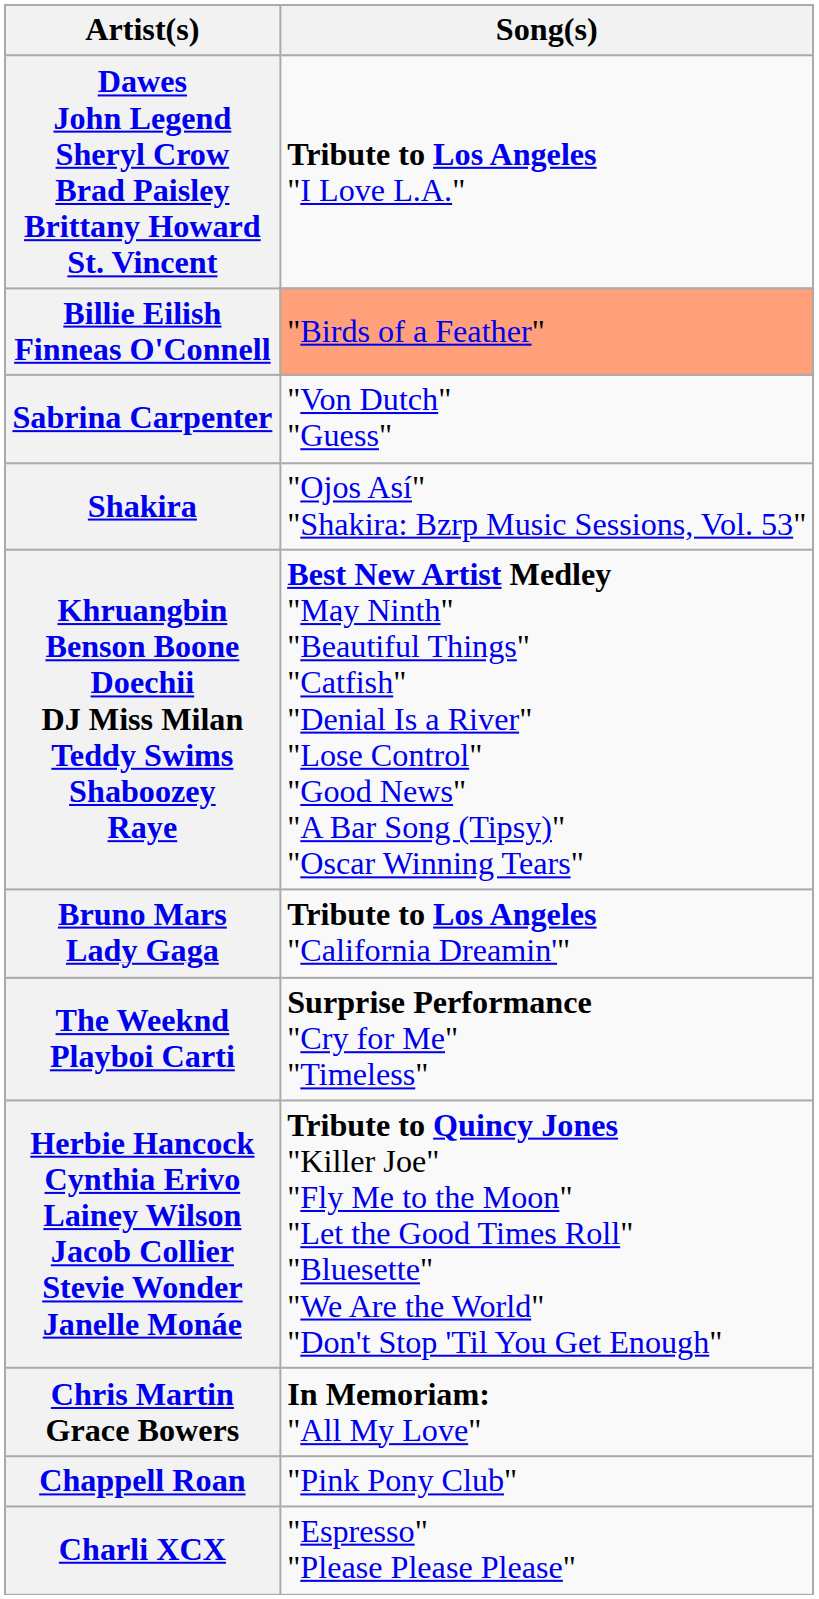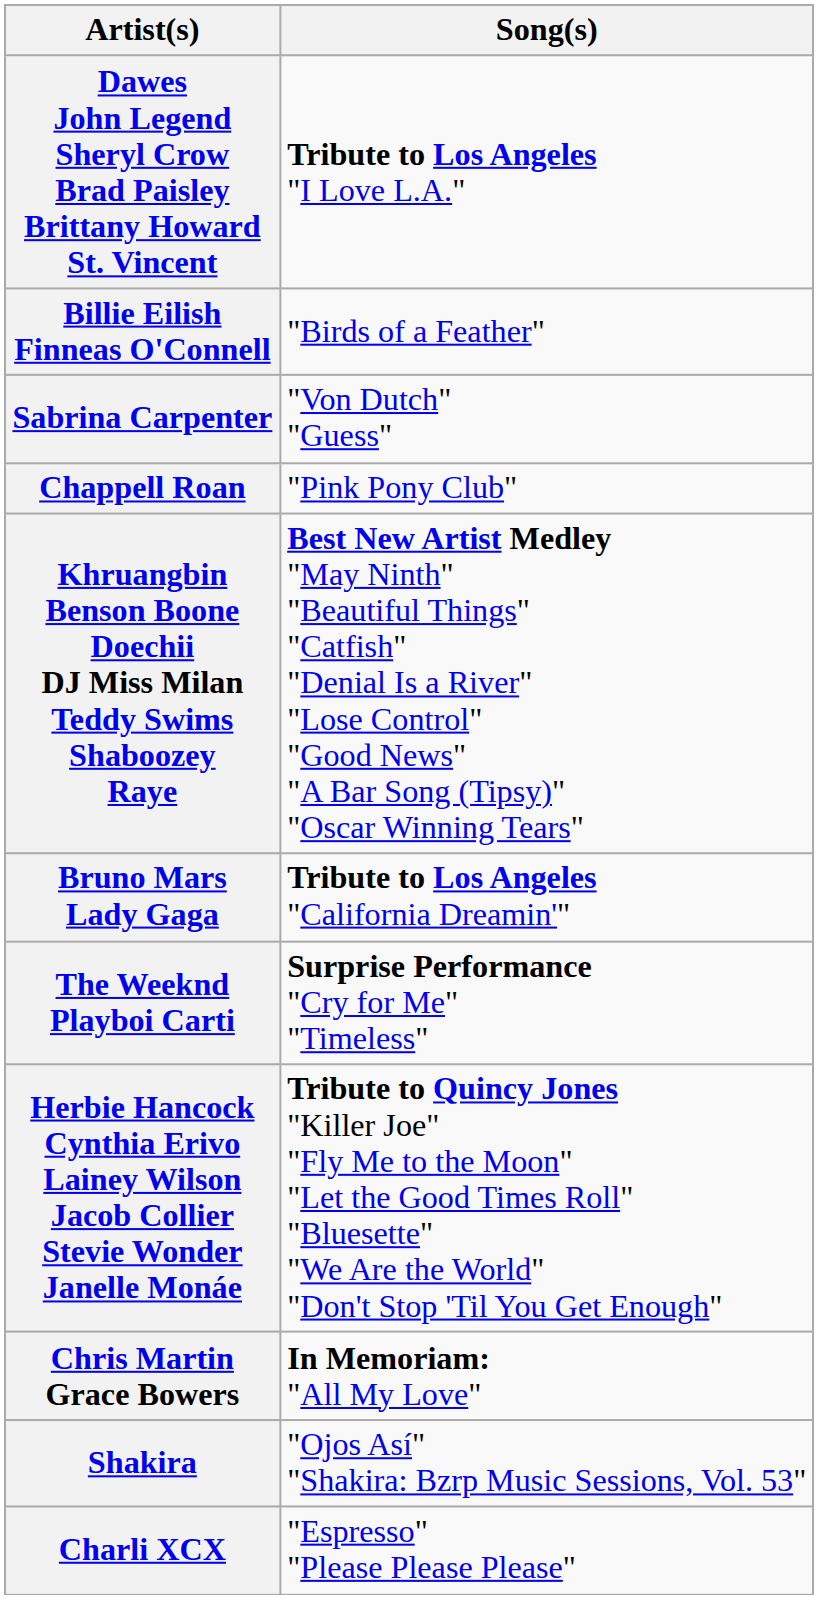(416, 330) lightsalmon background -> (416, 330) no background
rows swapped: (142, 1480) <-> (142, 505)
